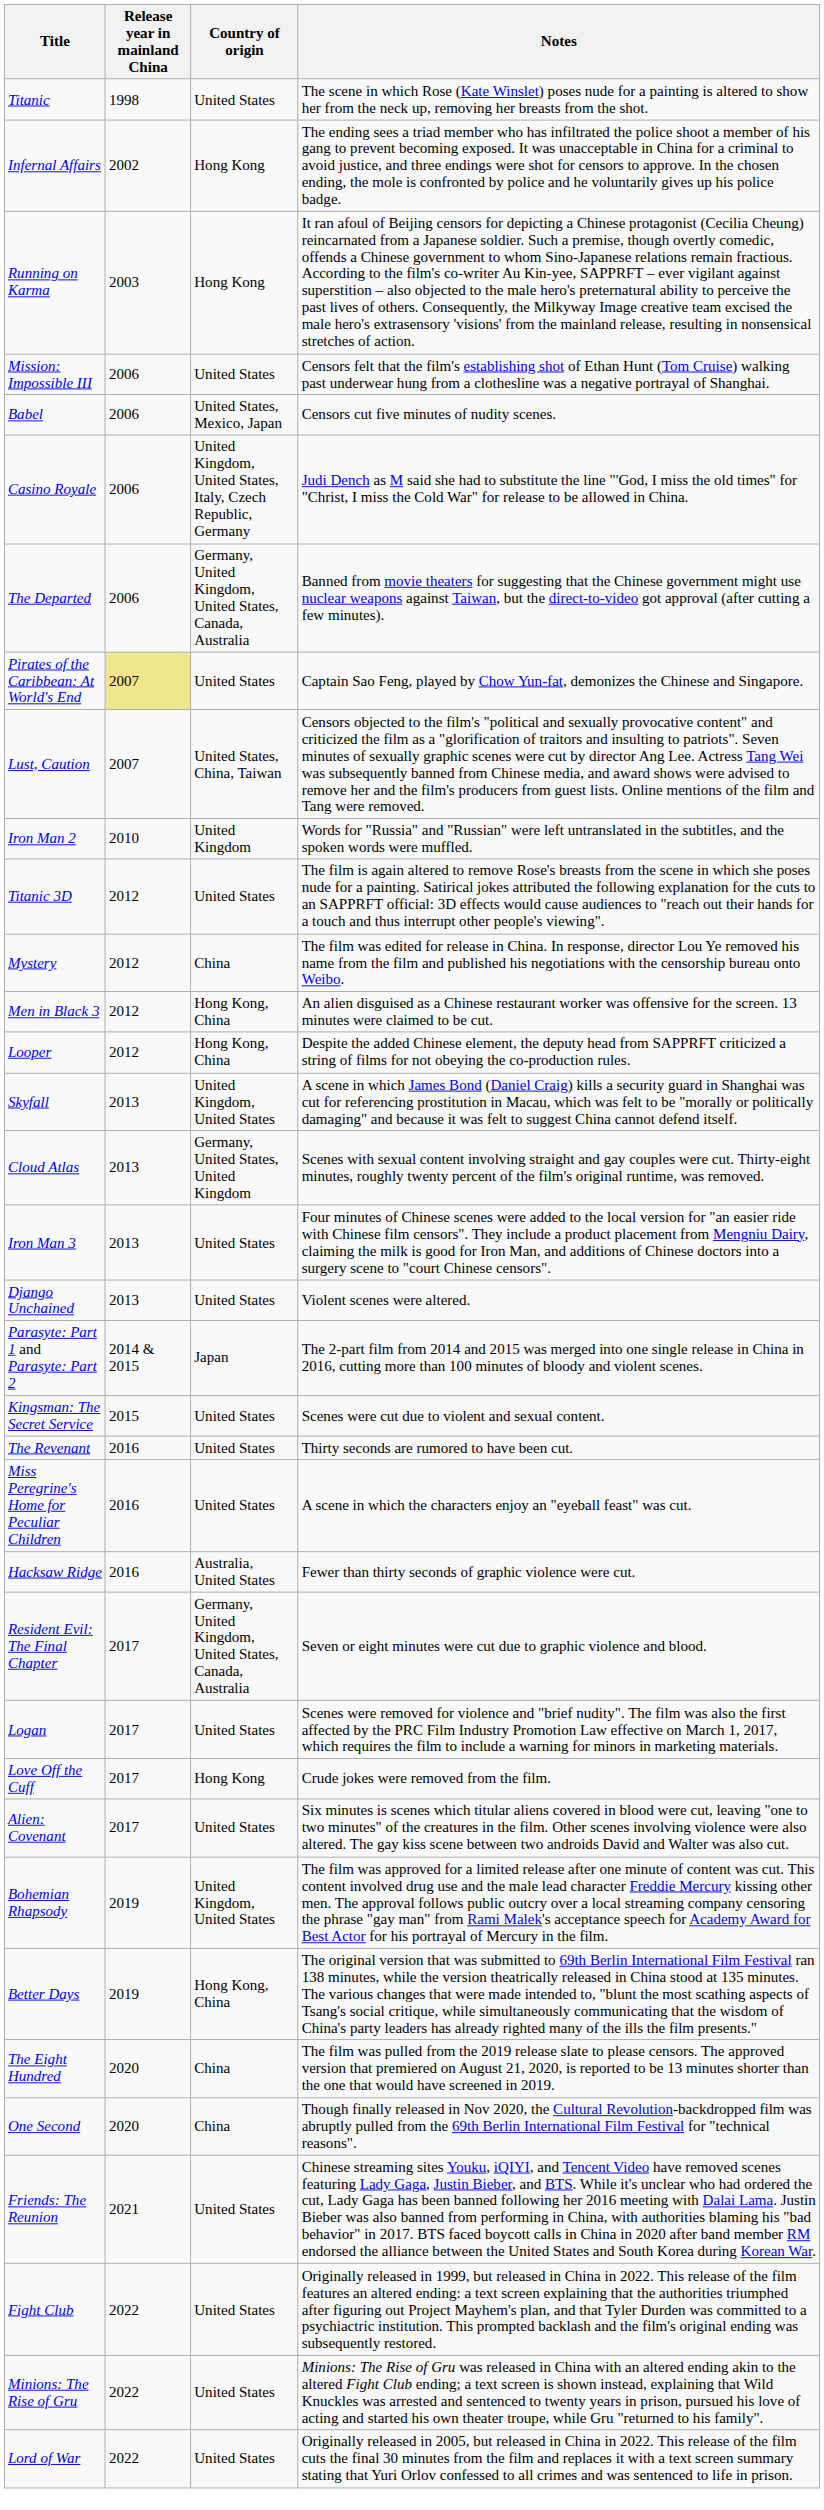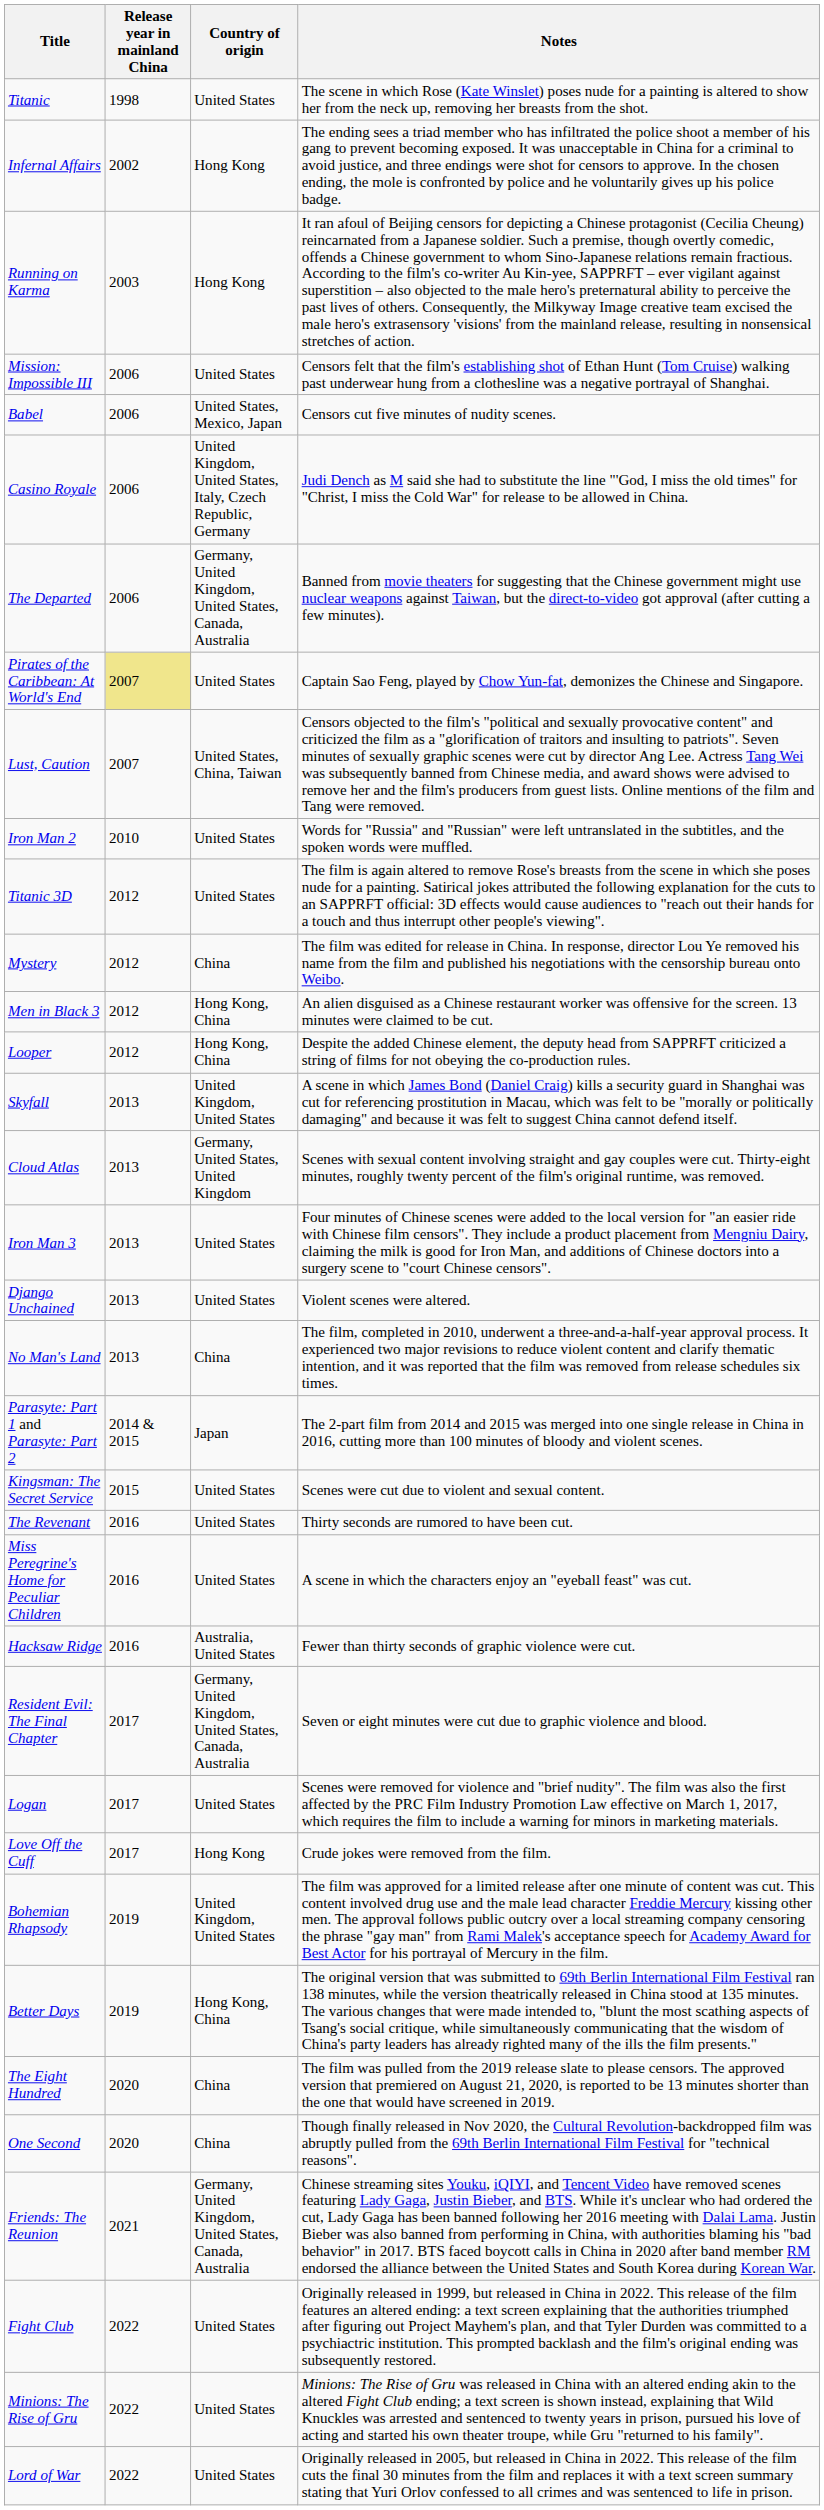(223, 838) United Kingdom -> (235, 838) United States
+ row: (54, 1357)
- row: (37, 1827)
(235, 2209) United States -> (236, 2226) Germany, United Kingdom, United States, Canada, Australia
